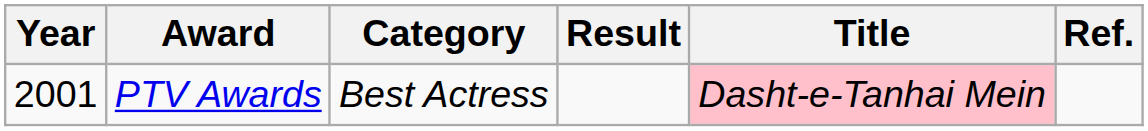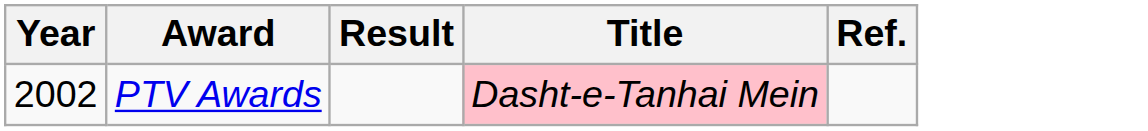- column: (444, 34)
(56, 93) 2001 -> (56, 93) 2002
